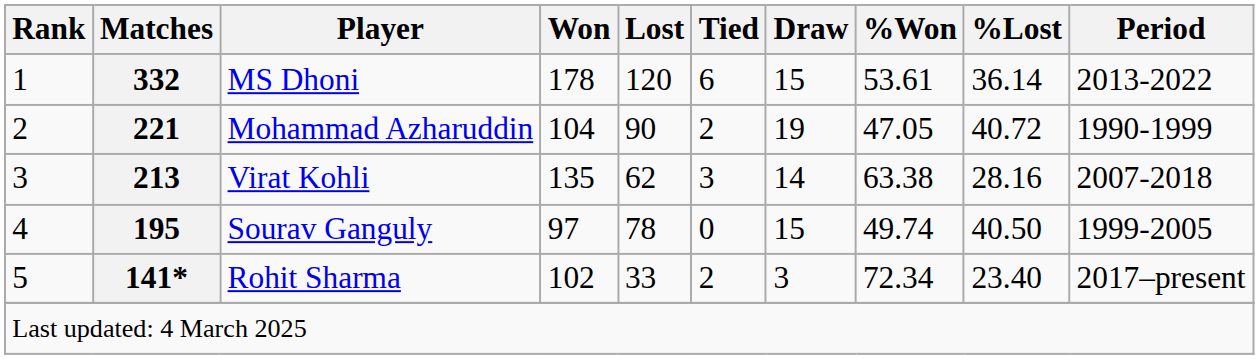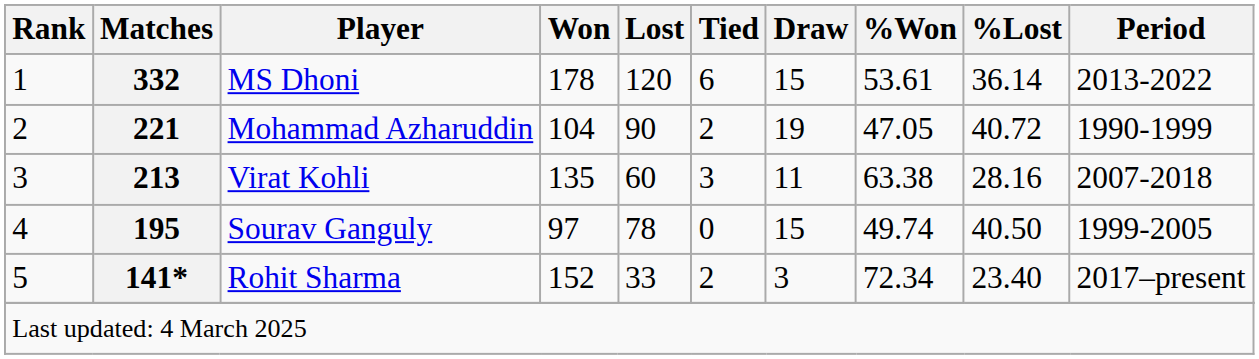(641, 178) 62 -> (641, 178) 60
(789, 178) 14 -> (789, 178) 11
(571, 278) 102 -> (571, 278) 152
